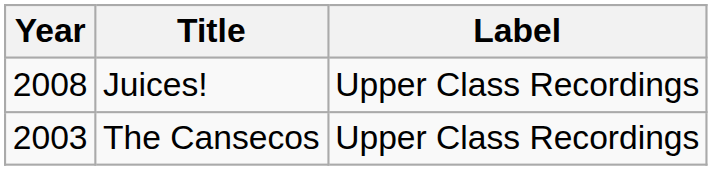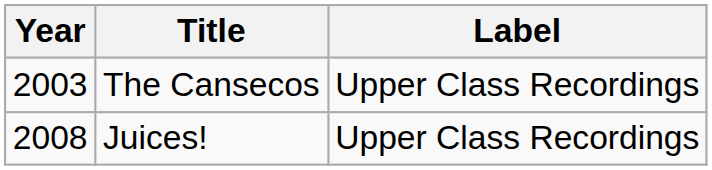rows swapped: (211, 137) <-> (155, 84)
